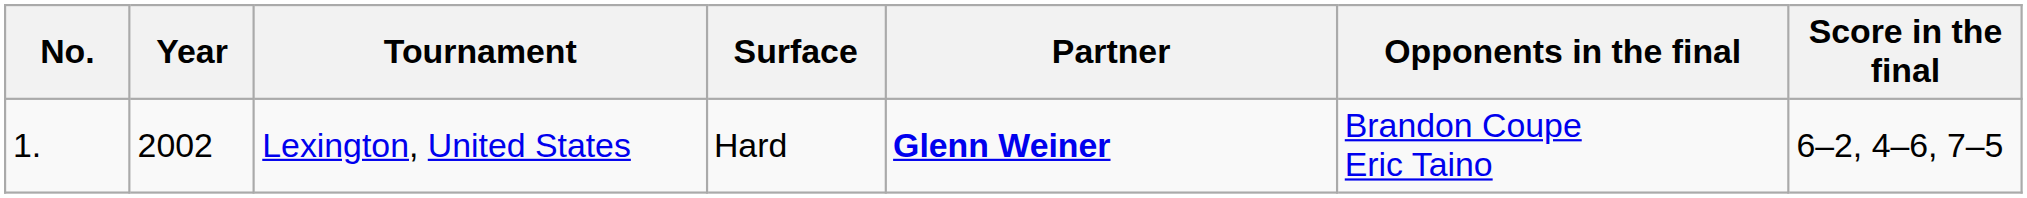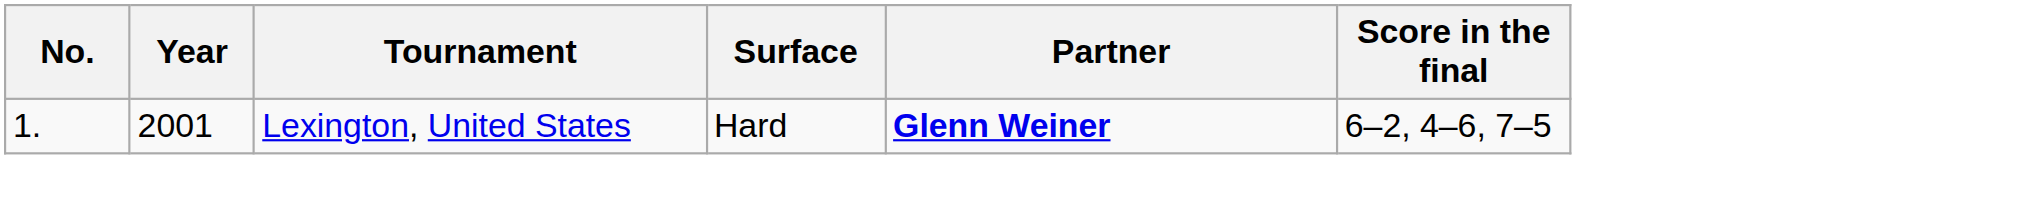- column: (1563, 51)
(175, 145) 2002 -> (175, 125) 2001
